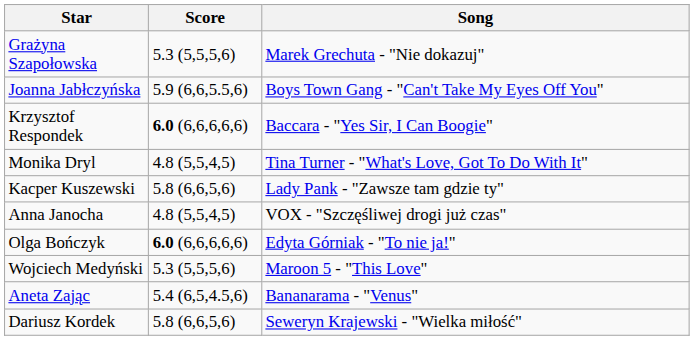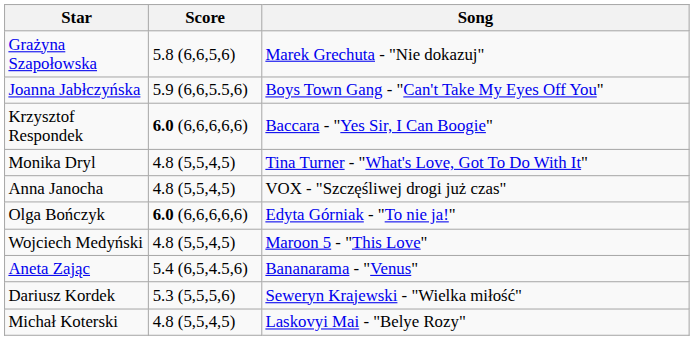(194, 53) 5.3 (5,5,5,6) -> (194, 53) 5.8 (6,6,5,6)
- row: (72, 188)
(194, 268) 5.3 (5,5,5,6) -> (194, 242) 4.8 (5,5,4,5)
(194, 322) 5.8 (6,6,5,6) -> (194, 295) 5.3 (5,5,5,6)
+ row: (63, 322)
